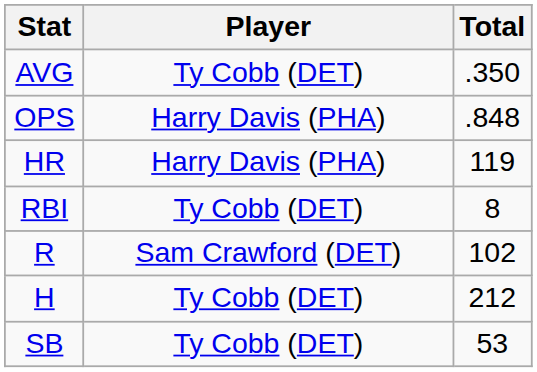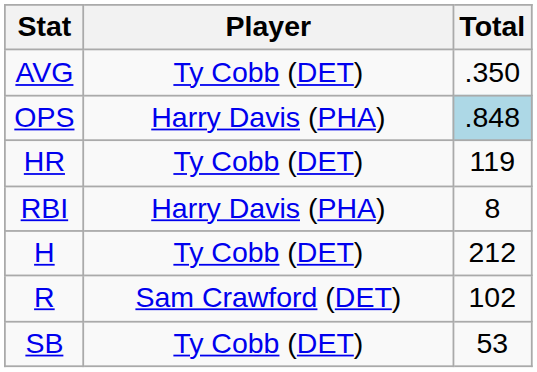(492, 117) no background -> (492, 117) lightblue background
(268, 162) Harry Davis (PHA) -> (268, 162) Ty Cobb (DET)
(268, 207) Ty Cobb (DET) -> (268, 207) Harry Davis (PHA)
rows swapped: (44, 252) <-> (44, 298)
